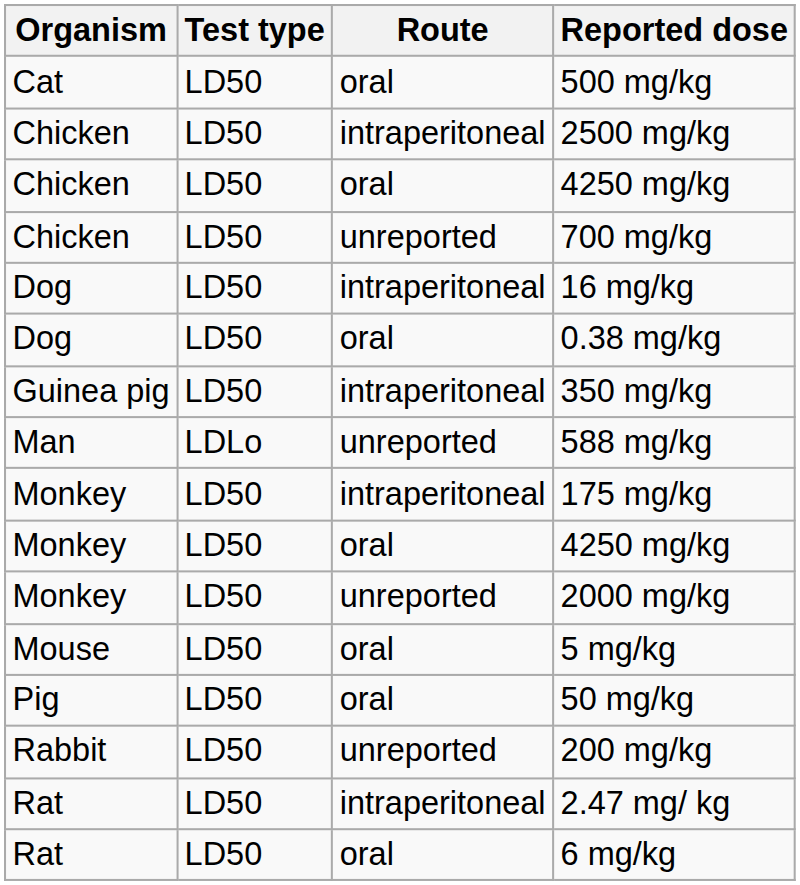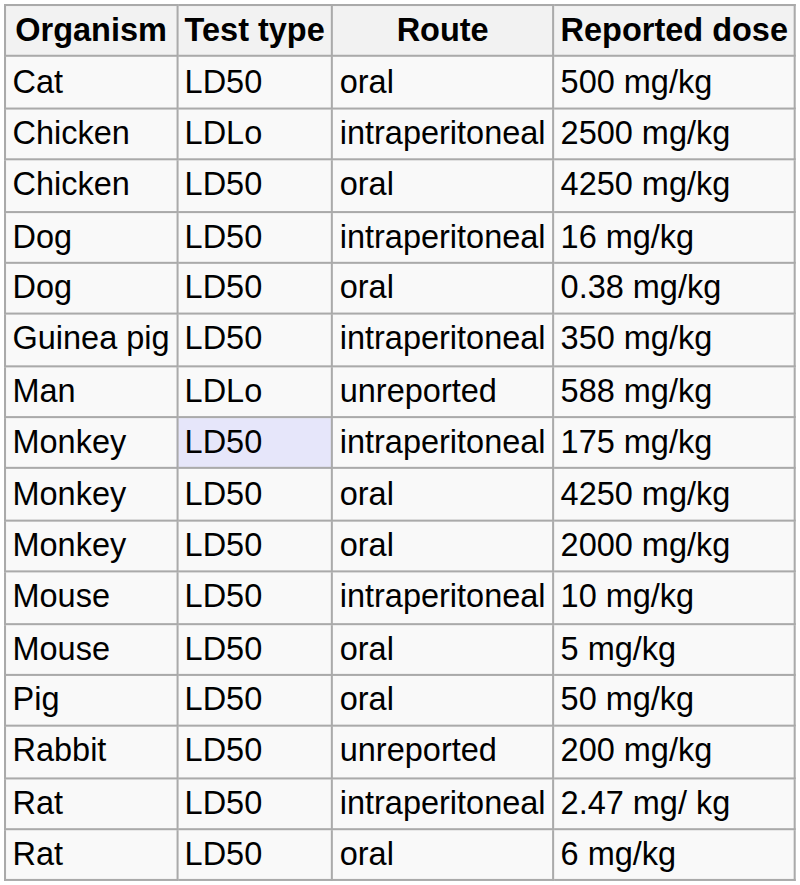(223, 133) LD50 -> (223, 133) LDLo
- row: (71, 236)
(223, 493) no background -> (223, 442) lavender background
(418, 596) unreported -> (367, 545) oral
+ row: (61, 596)
